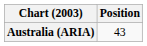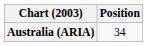(120, 32) 43 -> (120, 32) 34
